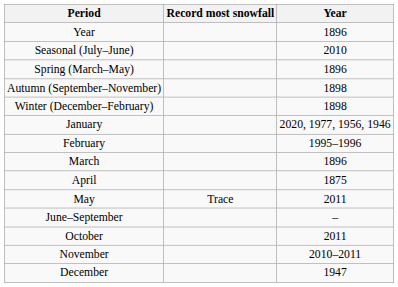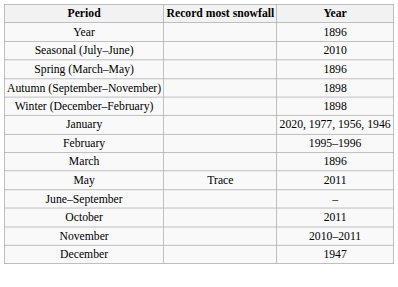- row: (84, 180)
